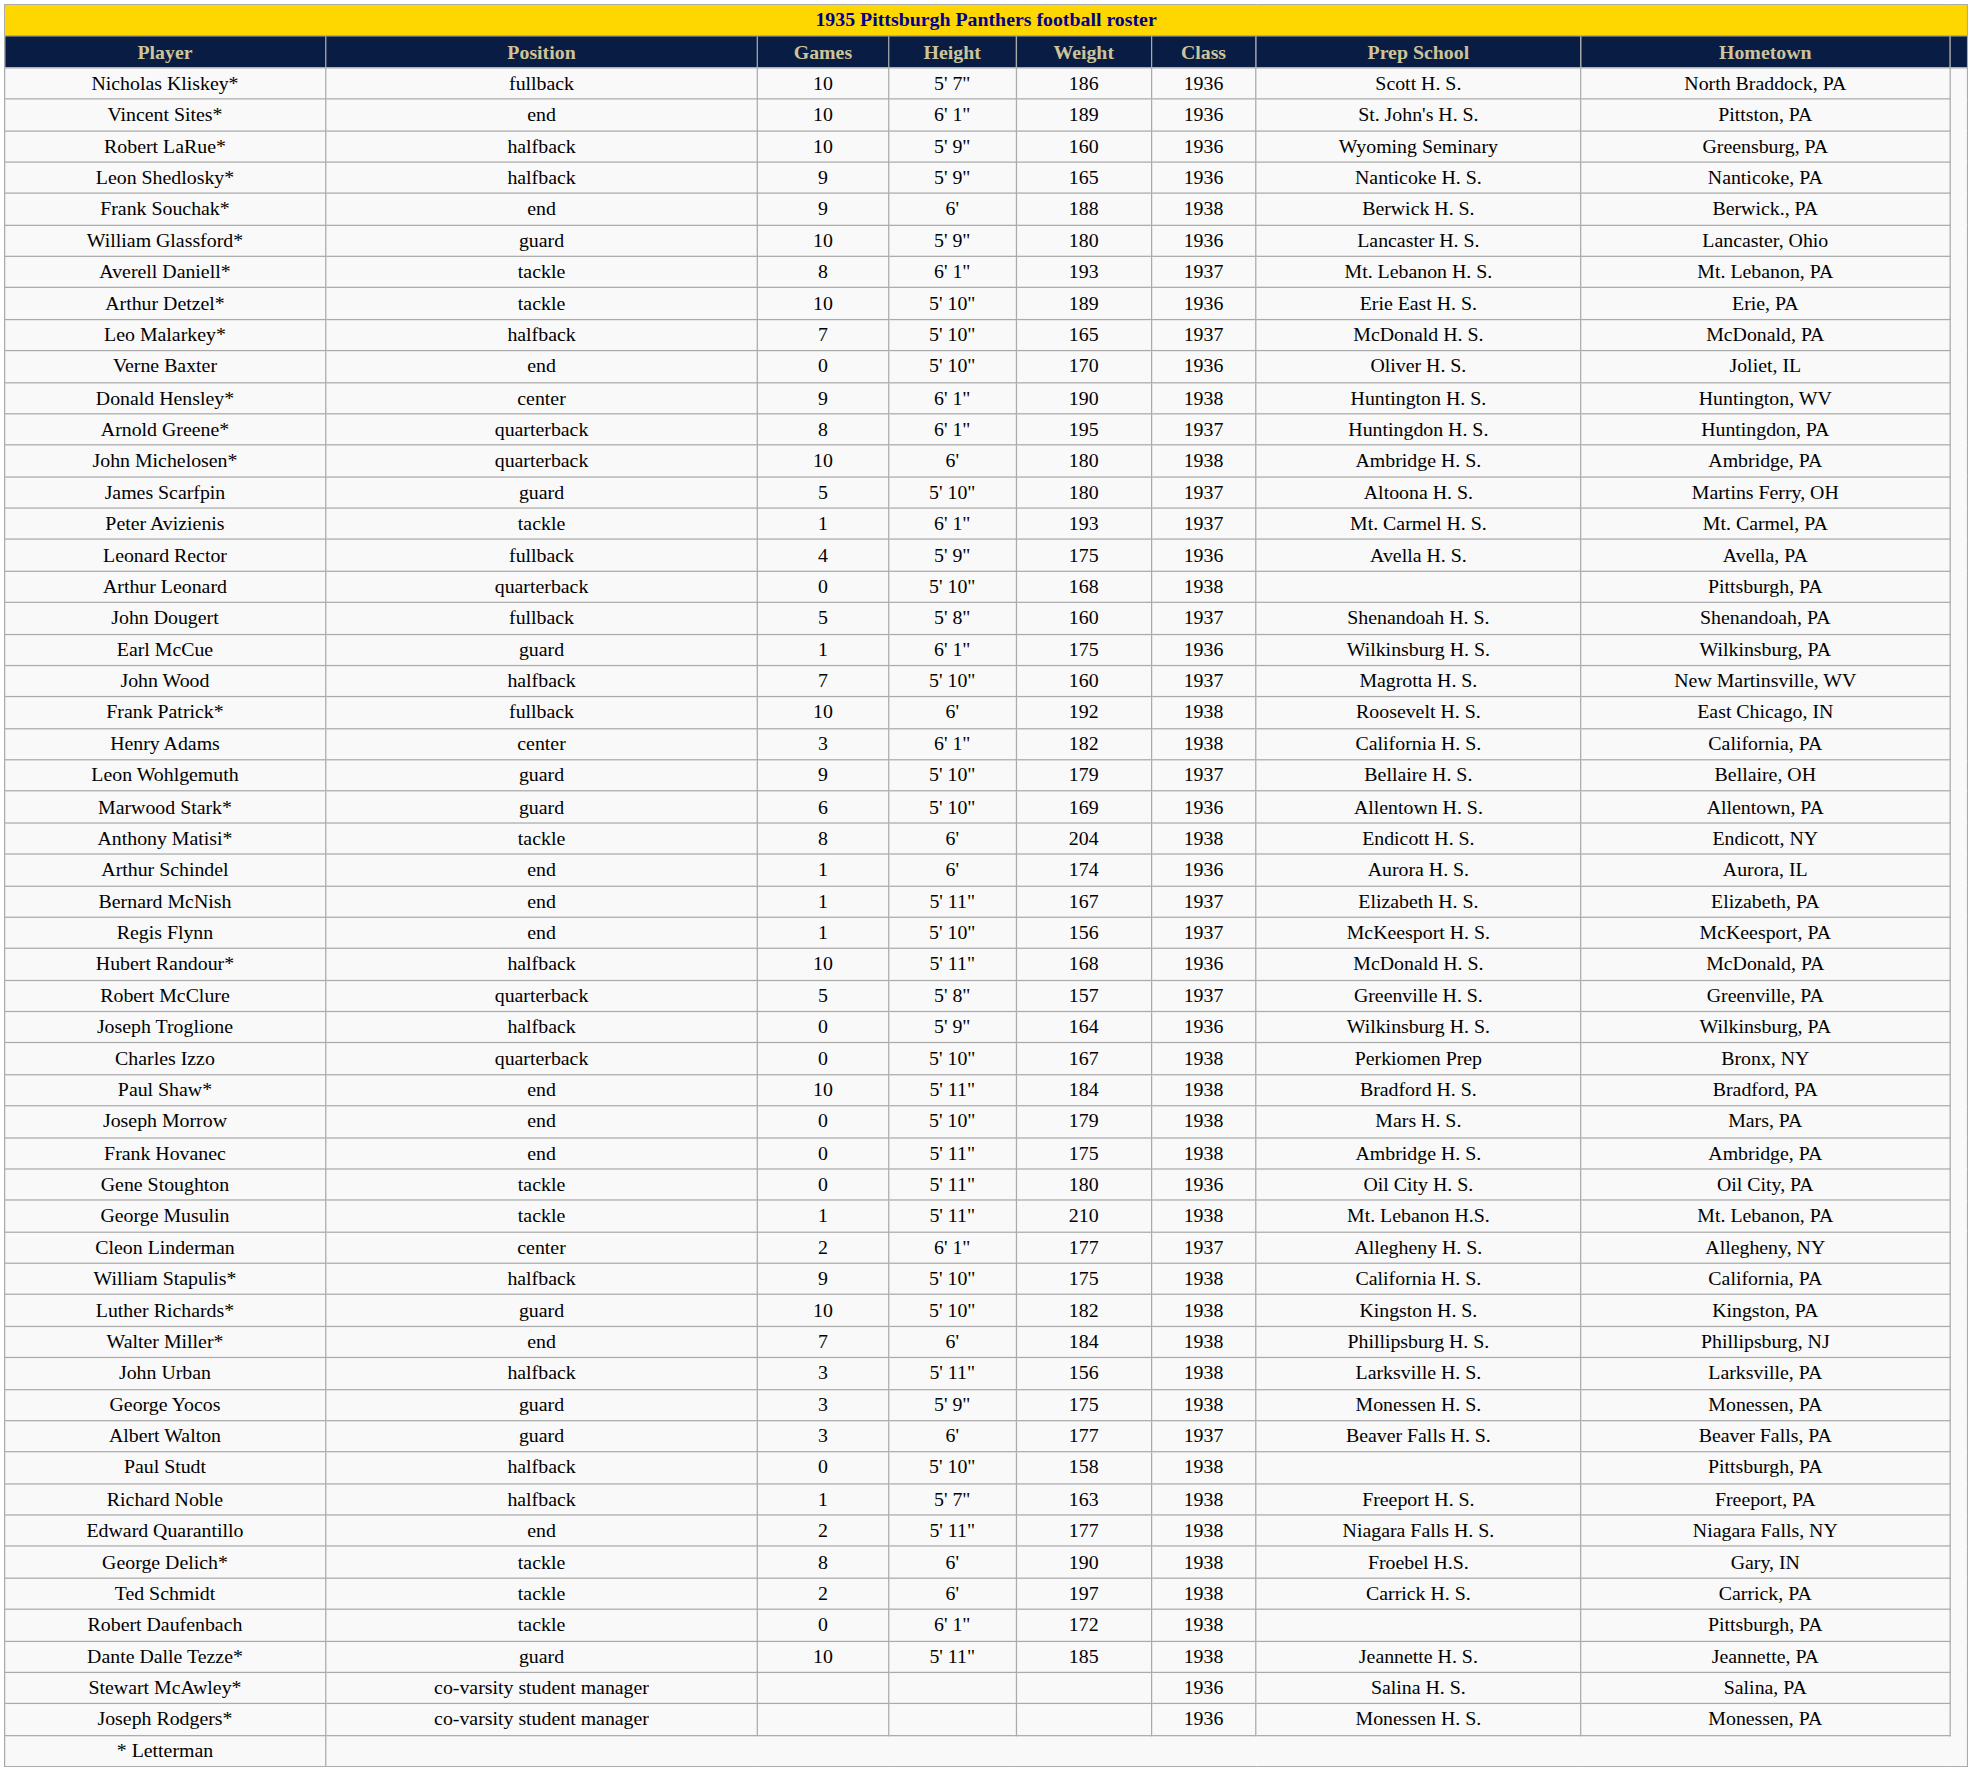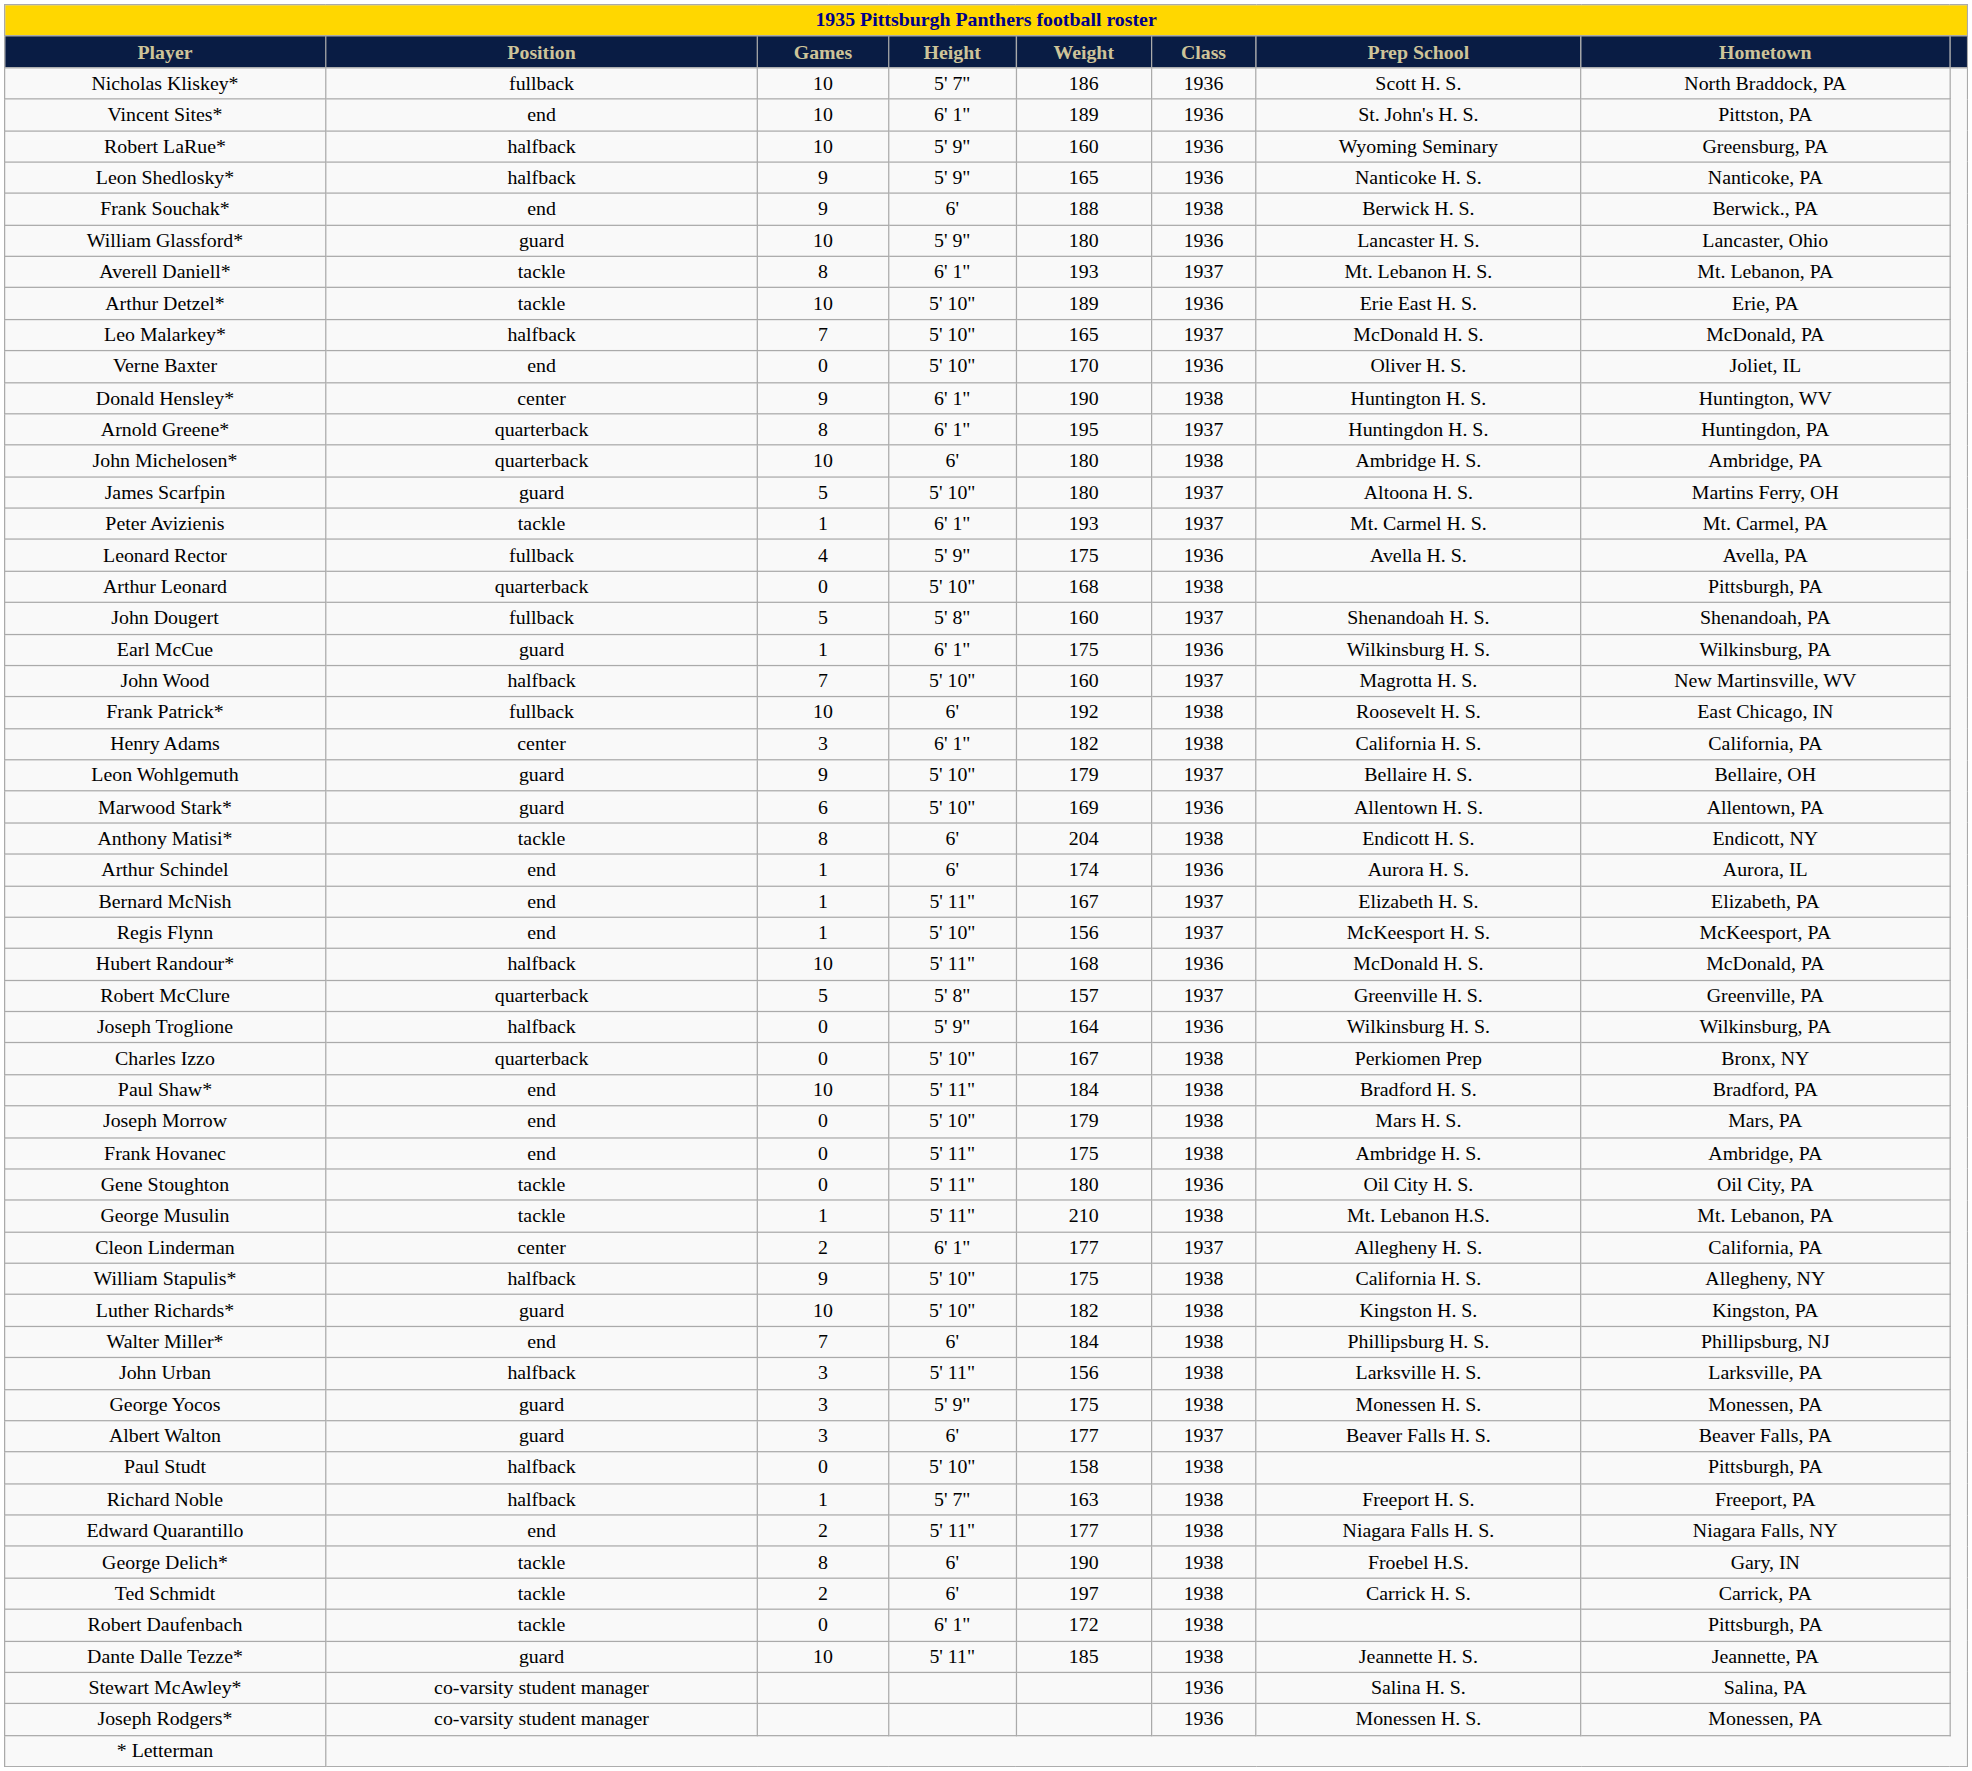(1765, 1247) Allegheny, NY -> (1765, 1247) California, PA
(1765, 1278) California, PA -> (1765, 1278) Allegheny, NY
